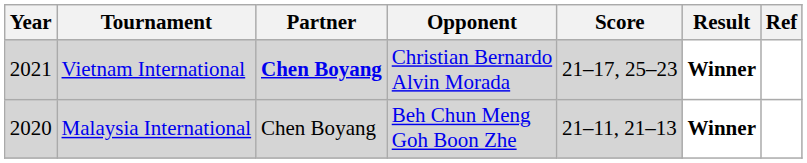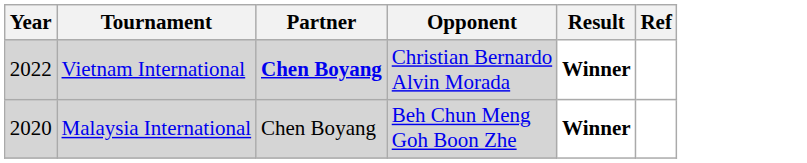- column: (620, 22)
(31, 69) 2021 -> (31, 69) 2022
